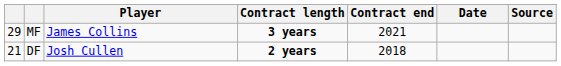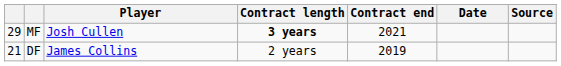(92, 33) James Collins -> (85, 33) Josh Cullen
(85, 52) Josh Cullen -> (92, 52) James Collins
(292, 52) bold -> (292, 52) normal
(392, 52) 2018 -> (392, 52) 2019
